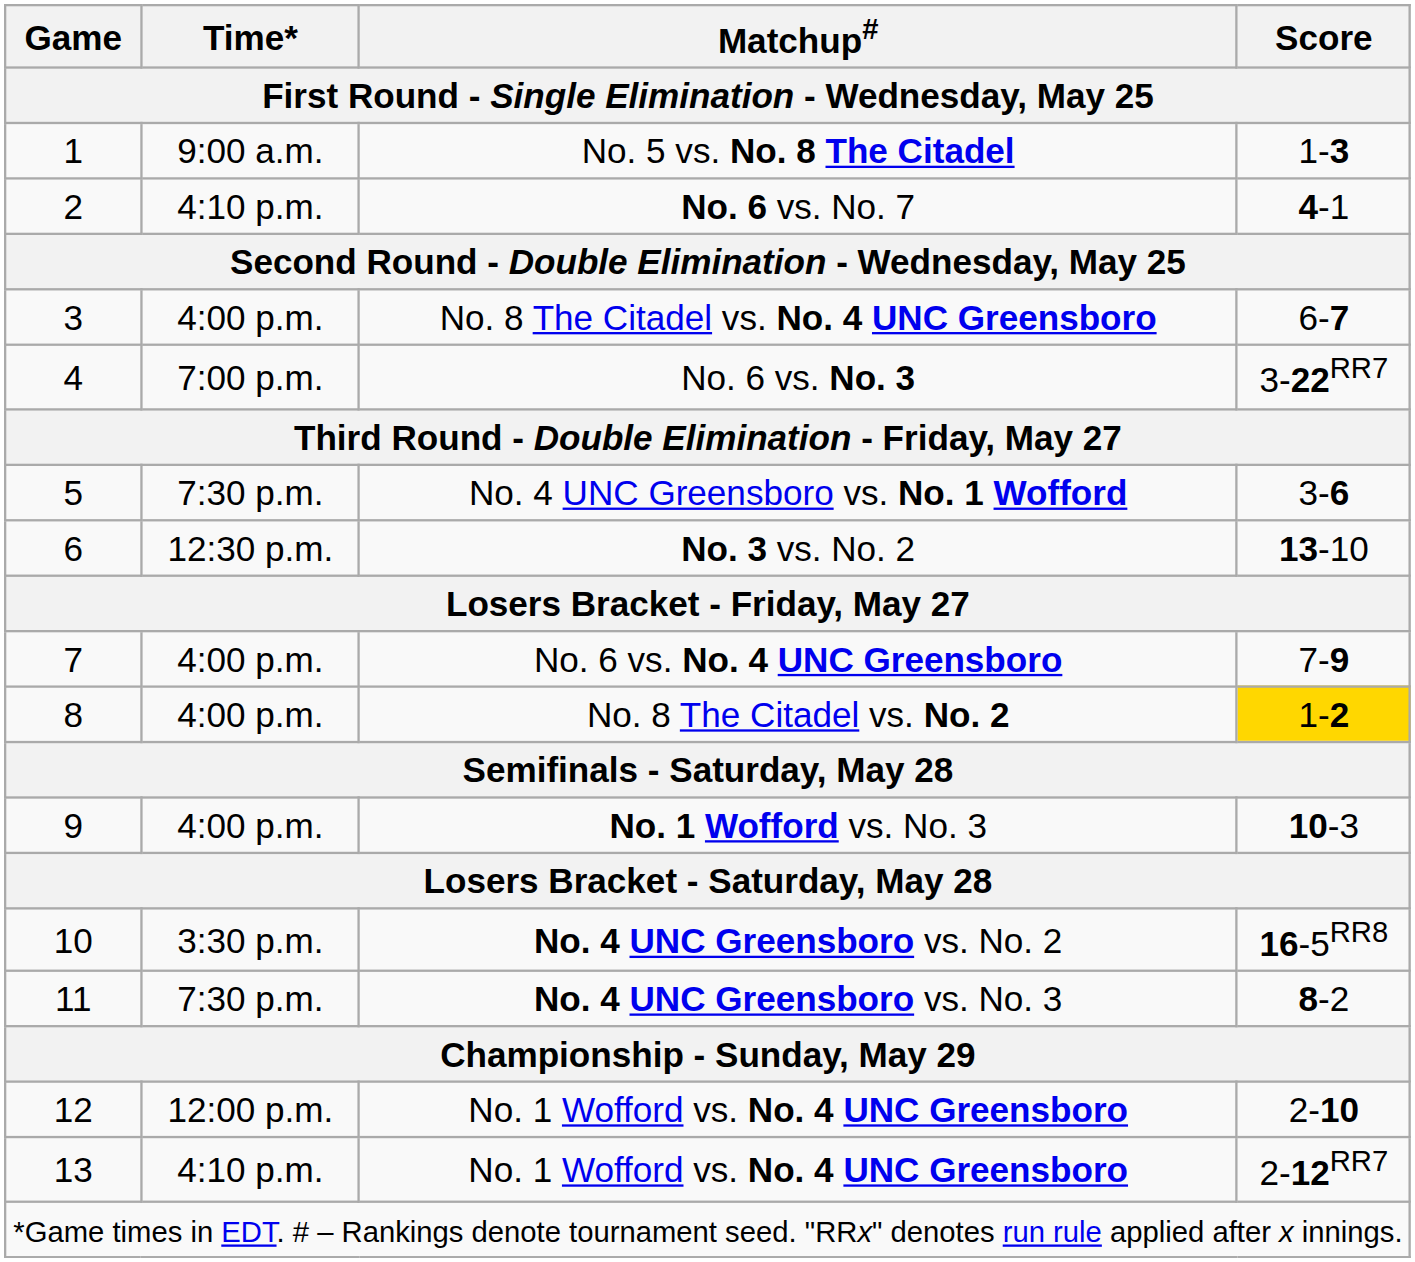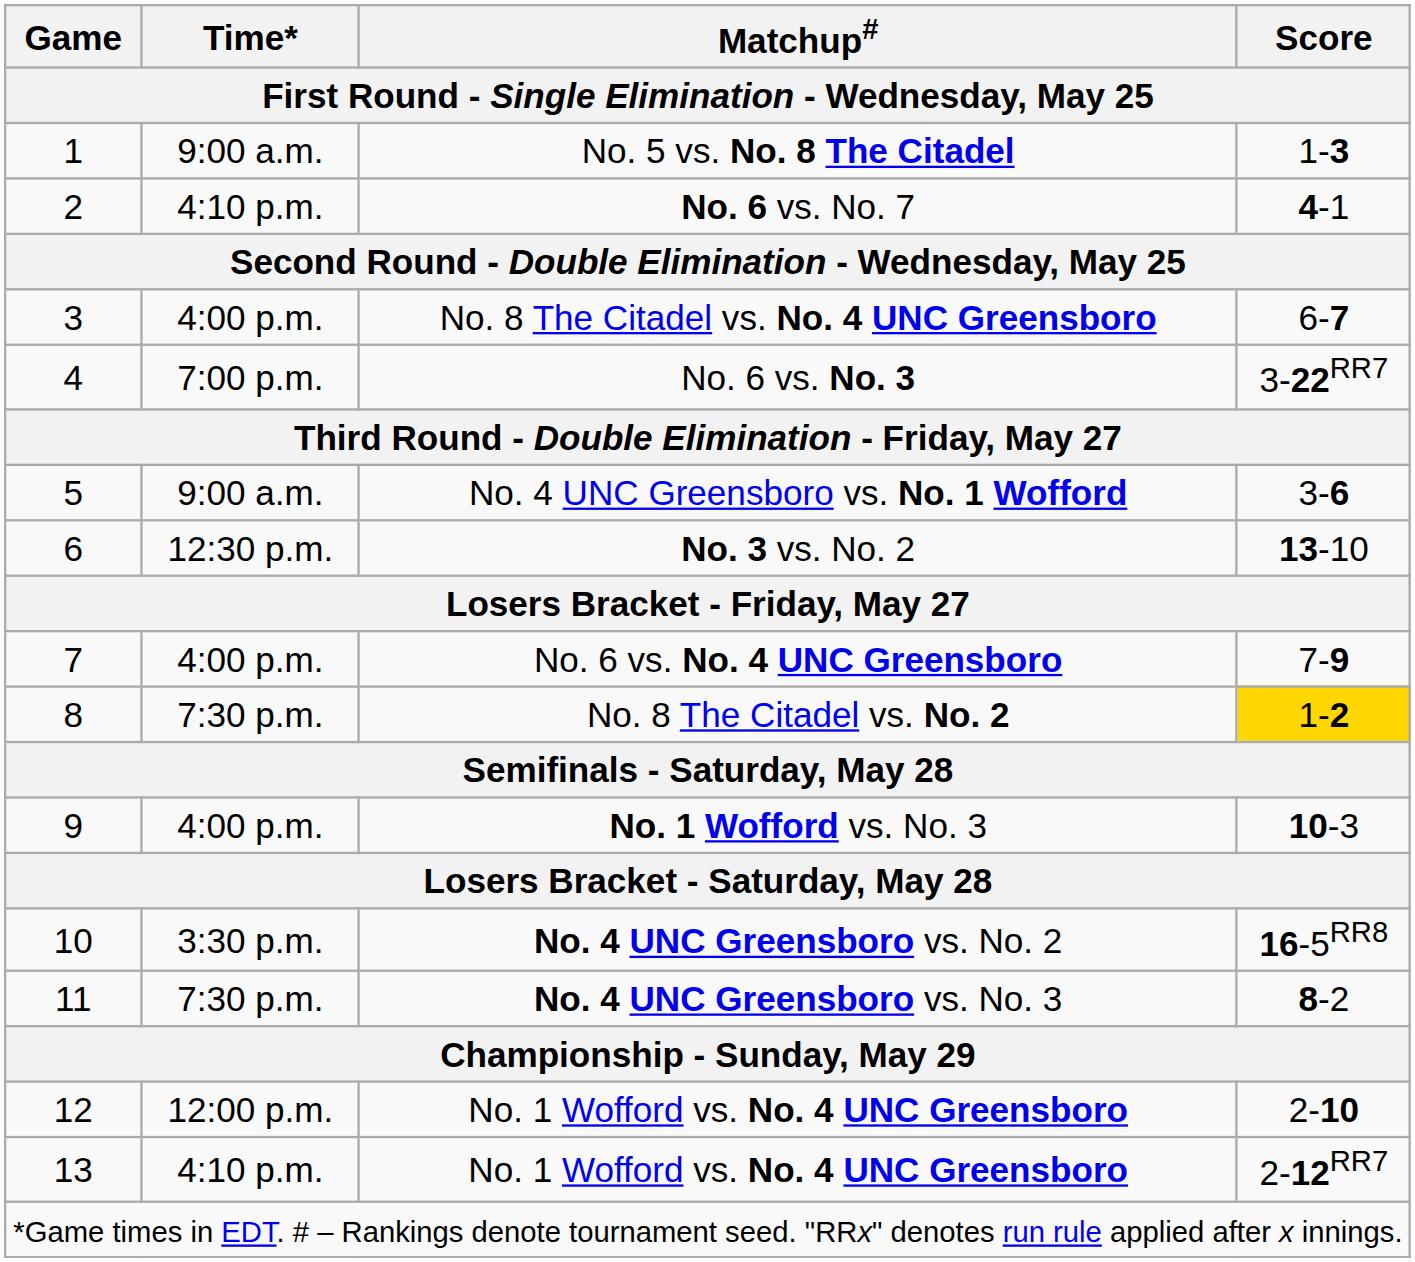(250, 492) 7:30 p.m. -> (250, 492) 9:00 a.m.
(250, 714) 4:00 p.m. -> (250, 714) 7:30 p.m.
